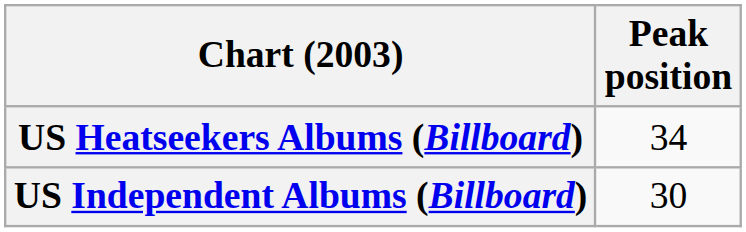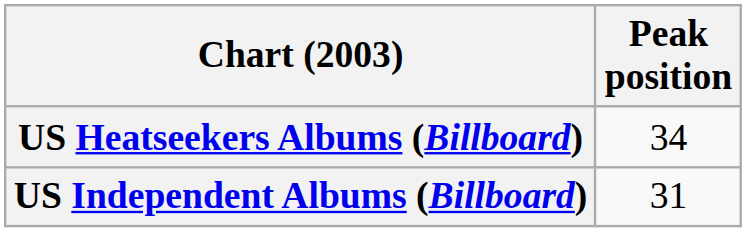(668, 195) 30 -> (668, 195) 31
